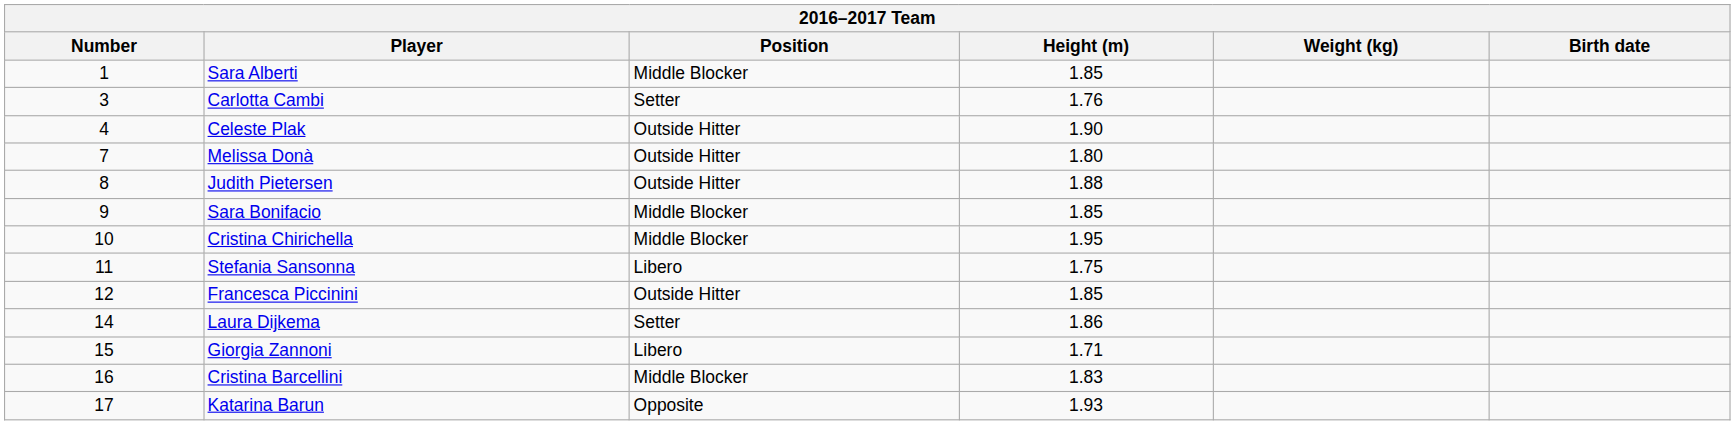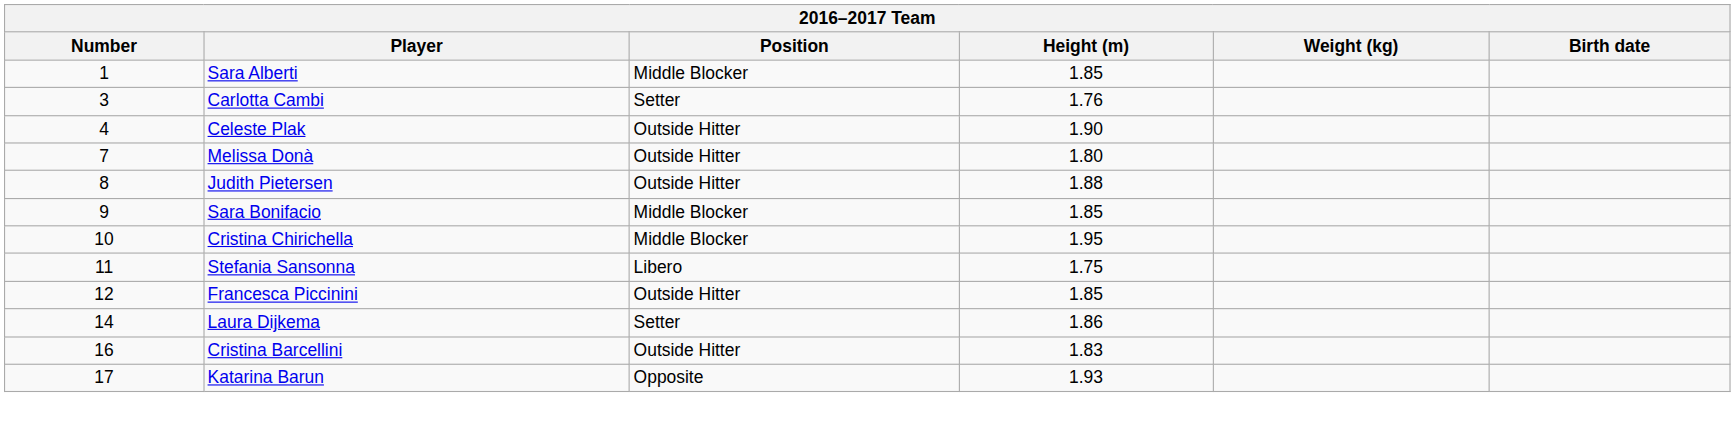- row: (270, 350)
(691, 377) Middle Blocker -> (687, 350) Outside Hitter
